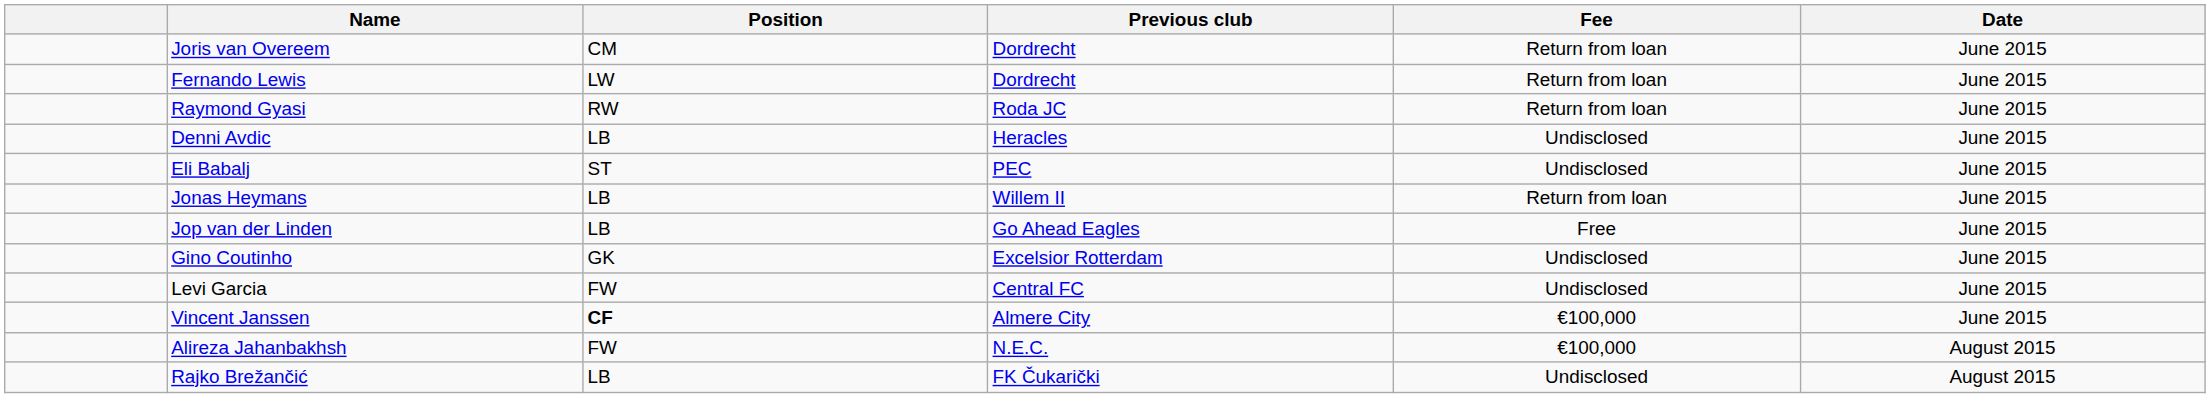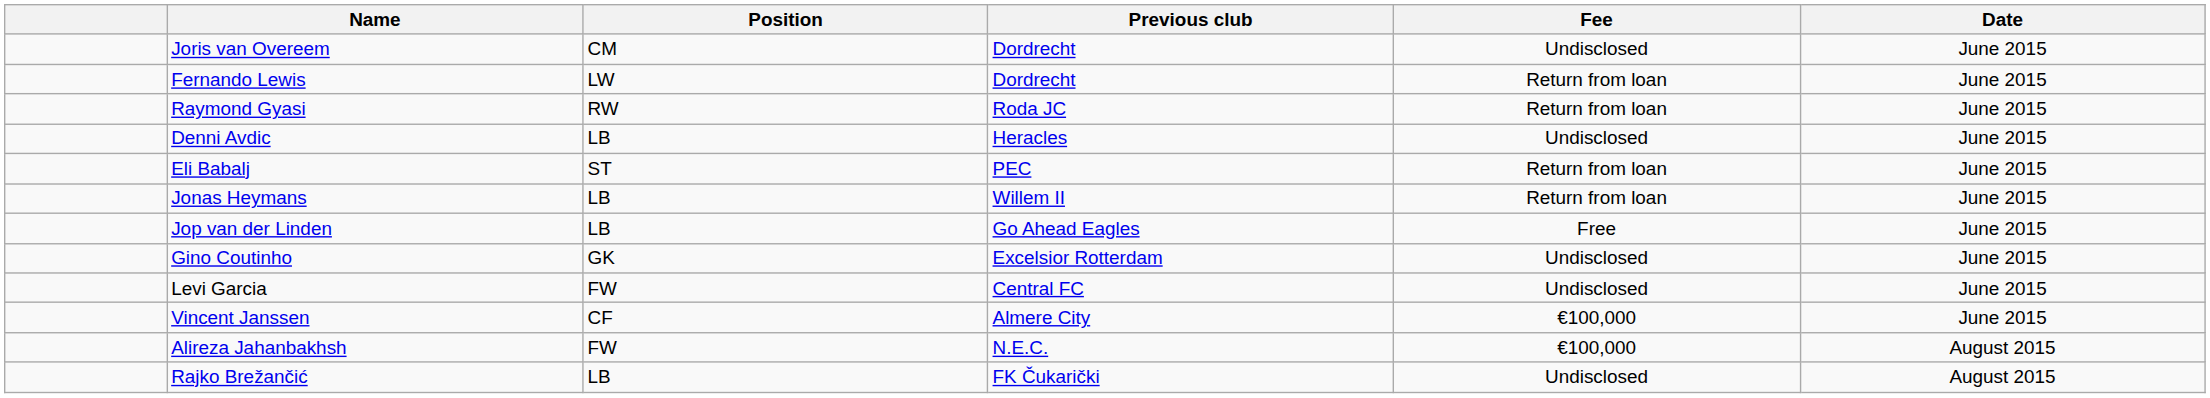(1597, 49) Return from loan -> (1597, 49) Undisclosed
(1597, 168) Undisclosed -> (1597, 168) Return from loan
(600, 317) bold -> (600, 317) normal
